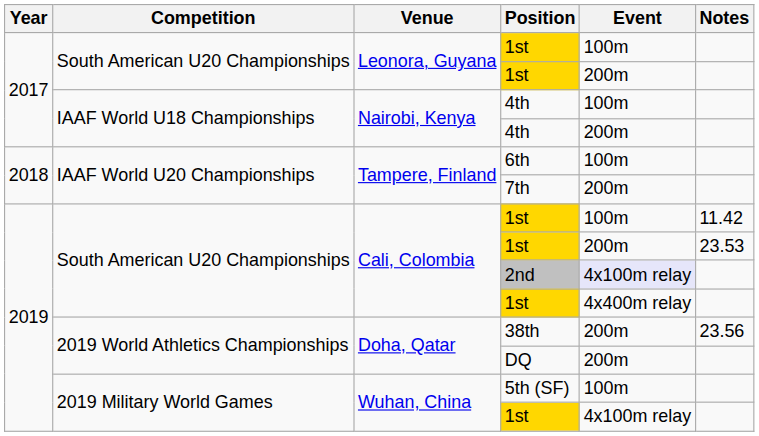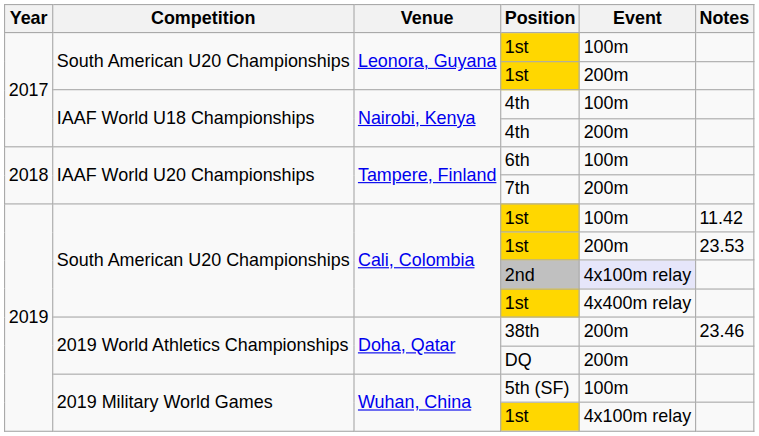(722, 331) 23.56 -> (722, 331) 23.46
